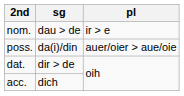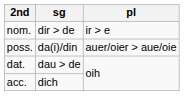(59, 30) dau > de -> (56, 30) dir > de
(56, 64) dir > de -> (59, 64) dau > de
